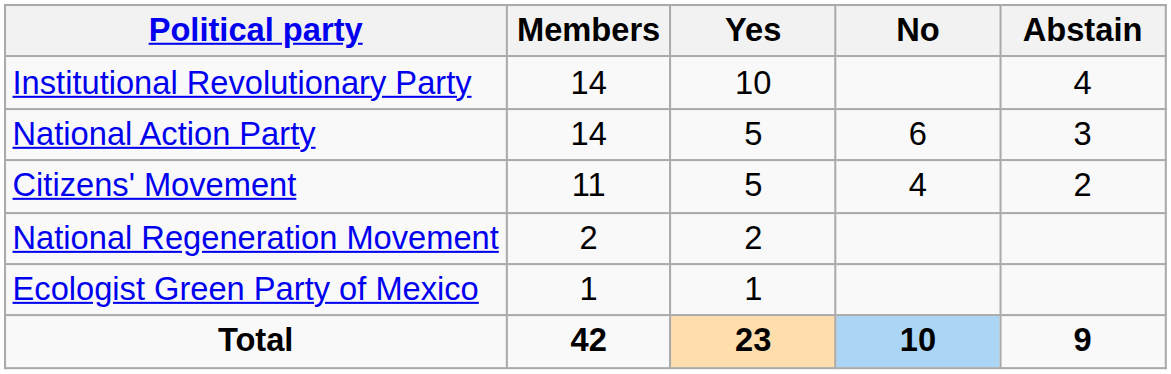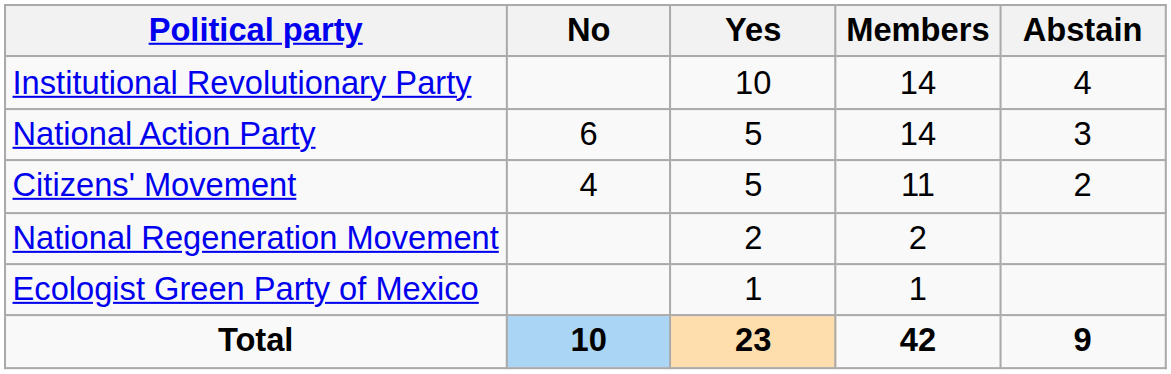columns swapped: (589, 30) <-> (918, 30)
